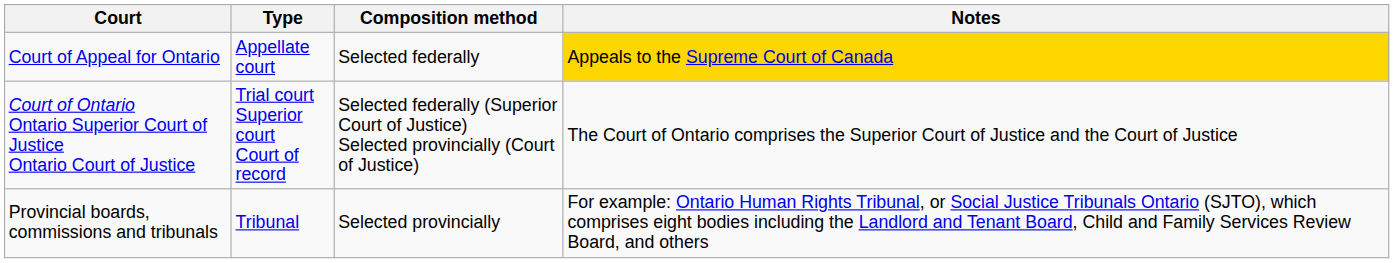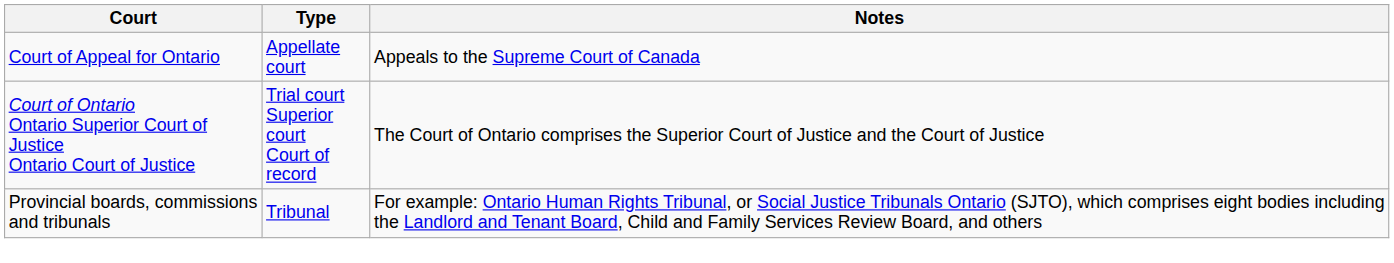- column: (449, 18)
(730, 56) gold background -> (537, 56) no background
